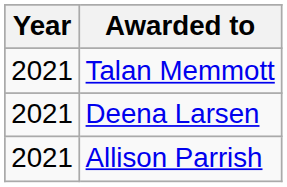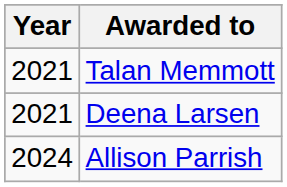(42, 158) 2021 -> (42, 158) 2024
